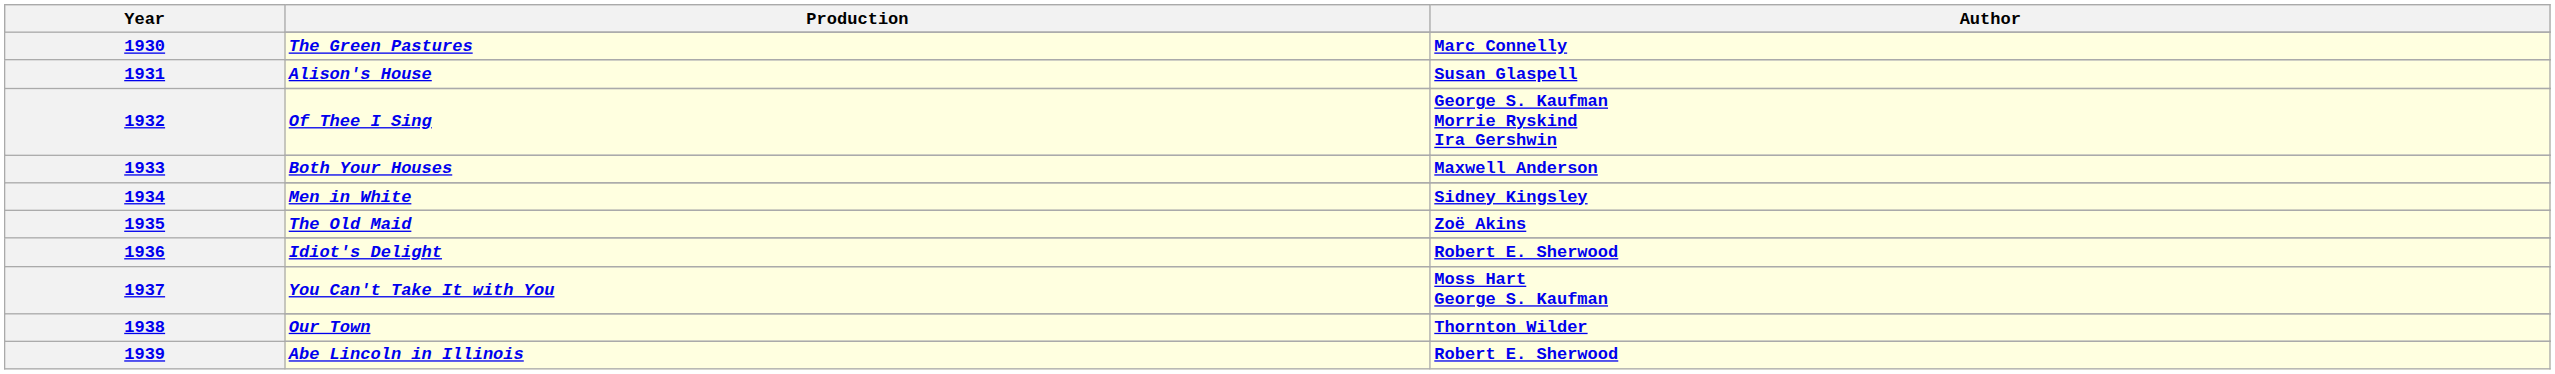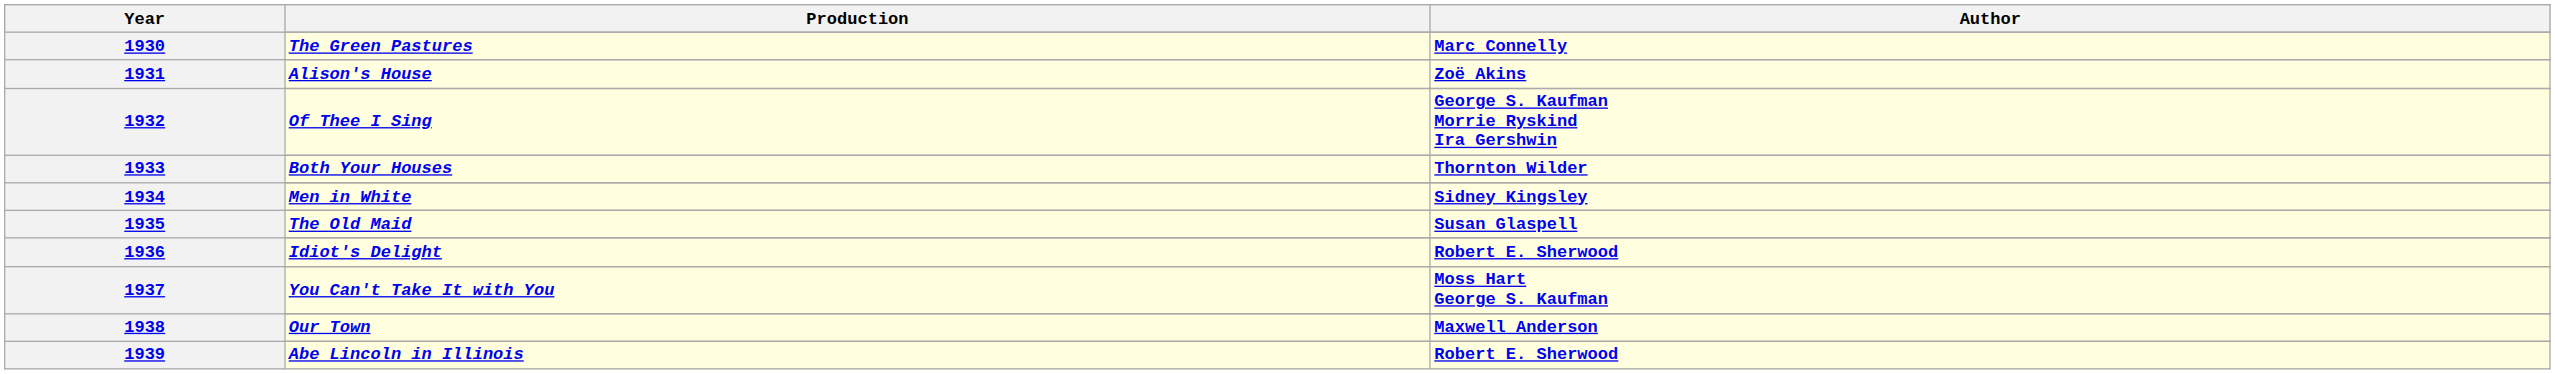(1506, 74) Susan Glaspell -> (1480, 74) Zoë Akins
(1516, 169) Maxwell Anderson -> (1511, 169) Thornton Wilder
(1480, 224) Zoë Akins -> (1506, 224) Susan Glaspell
(1511, 327) Thornton Wilder -> (1516, 327) Maxwell Anderson
